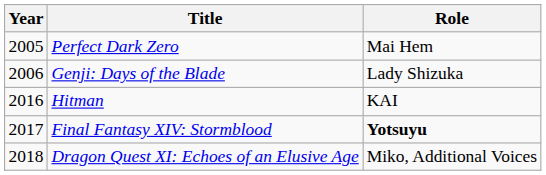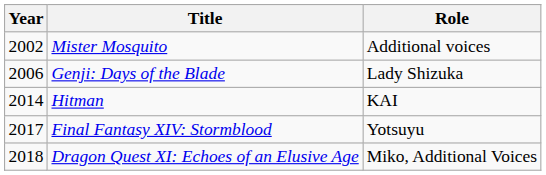+ row: (109, 45)
- row: (115, 45)
(26, 101) 2016 -> (26, 101) 2014
(397, 128) bold -> (395, 128) normal
